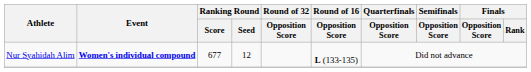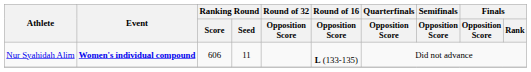(214, 55) 677 -> (214, 55) 606
(246, 55) 12 -> (246, 55) 11
